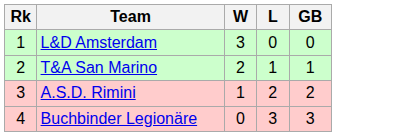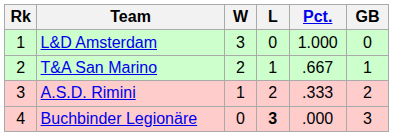+ column: (318, 17)
(273, 118) normal -> (273, 118) bold
